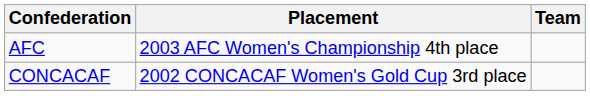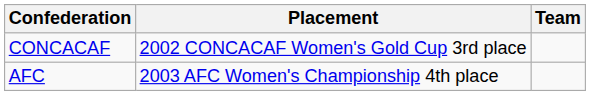rows swapped: (59, 76) <-> (27, 47)
